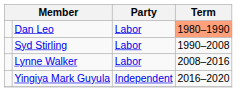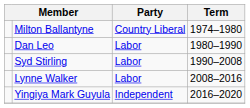+ row: (54, 29)
(203, 29) lightsalmon background -> (216, 45) no background
